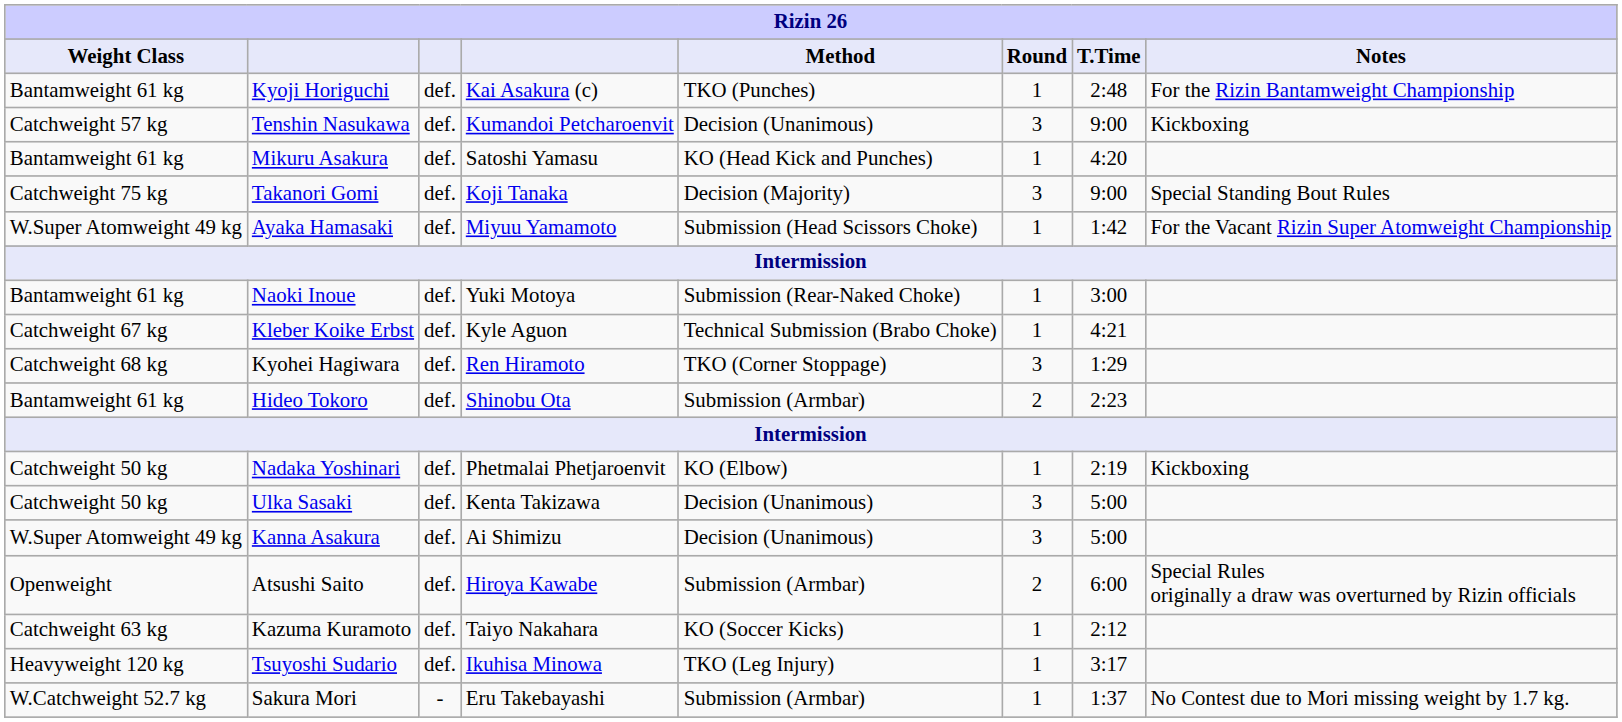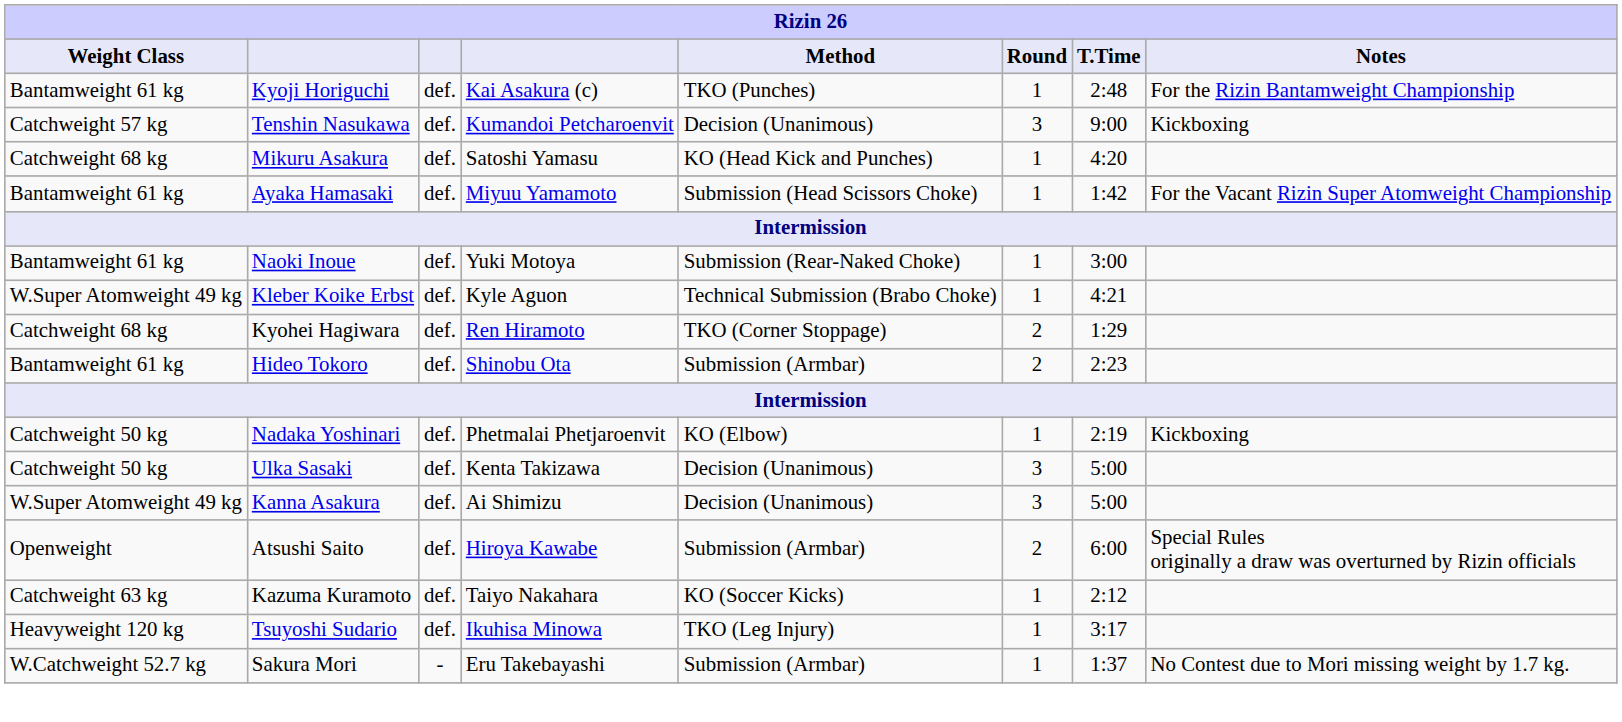(97, 159) Bantamweight 61 kg -> (89, 159) Catchweight 68 kg
- row: (315, 193)
(126, 227) W.Super Atomweight 49 kg -> (97, 193) Bantamweight 61 kg
(89, 330) Catchweight 67 kg -> (126, 296) W.Super Atomweight 49 kg
(1037, 365) 3 -> (1037, 330) 2
